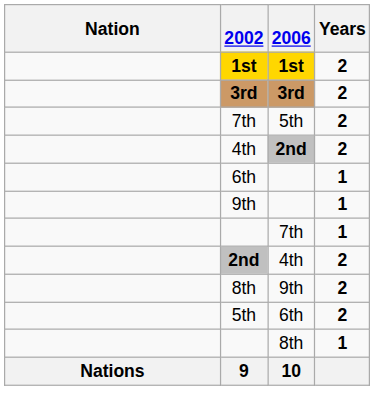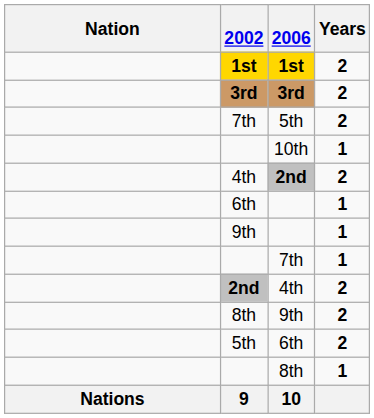+ row: (244, 149)
